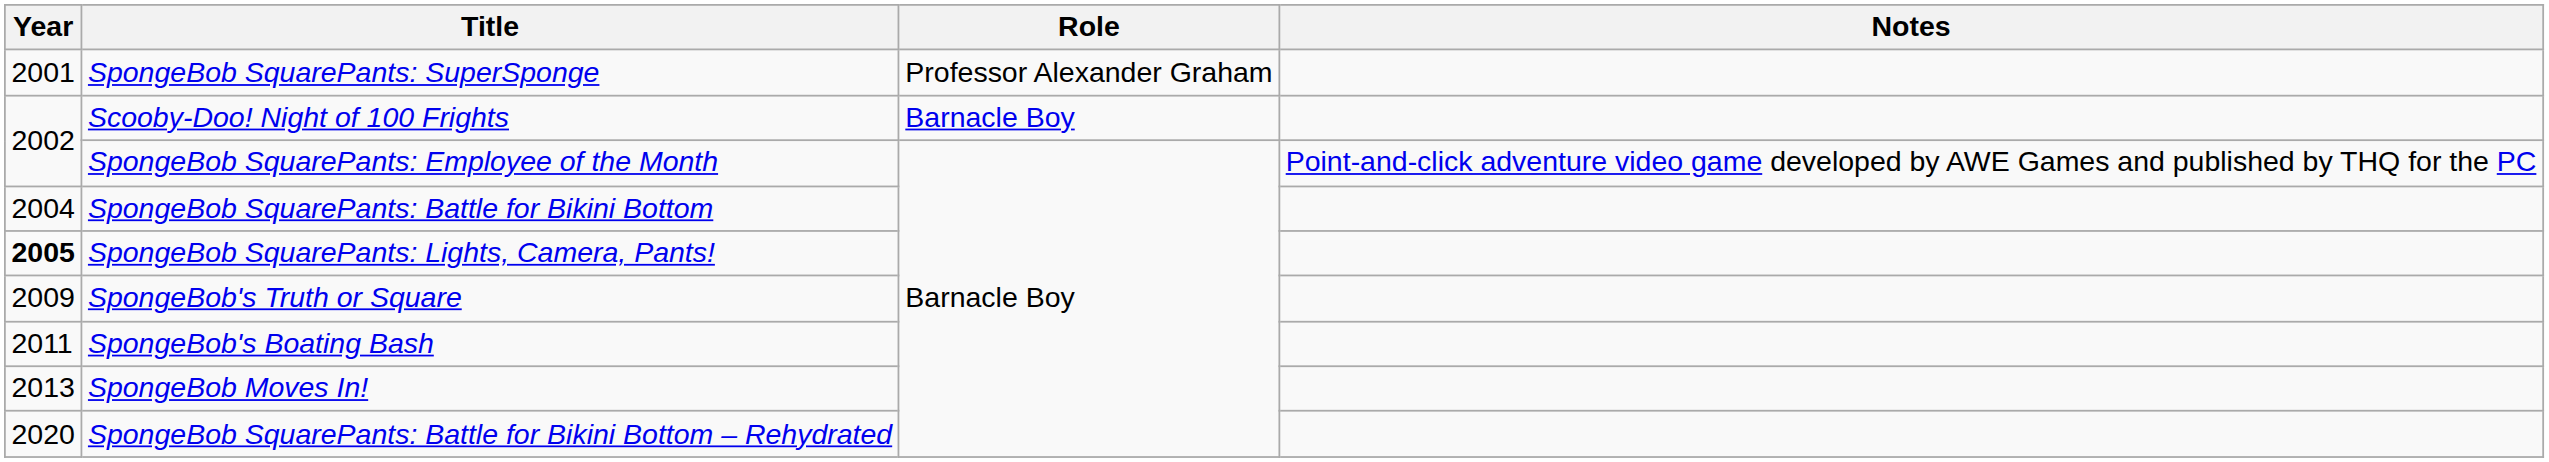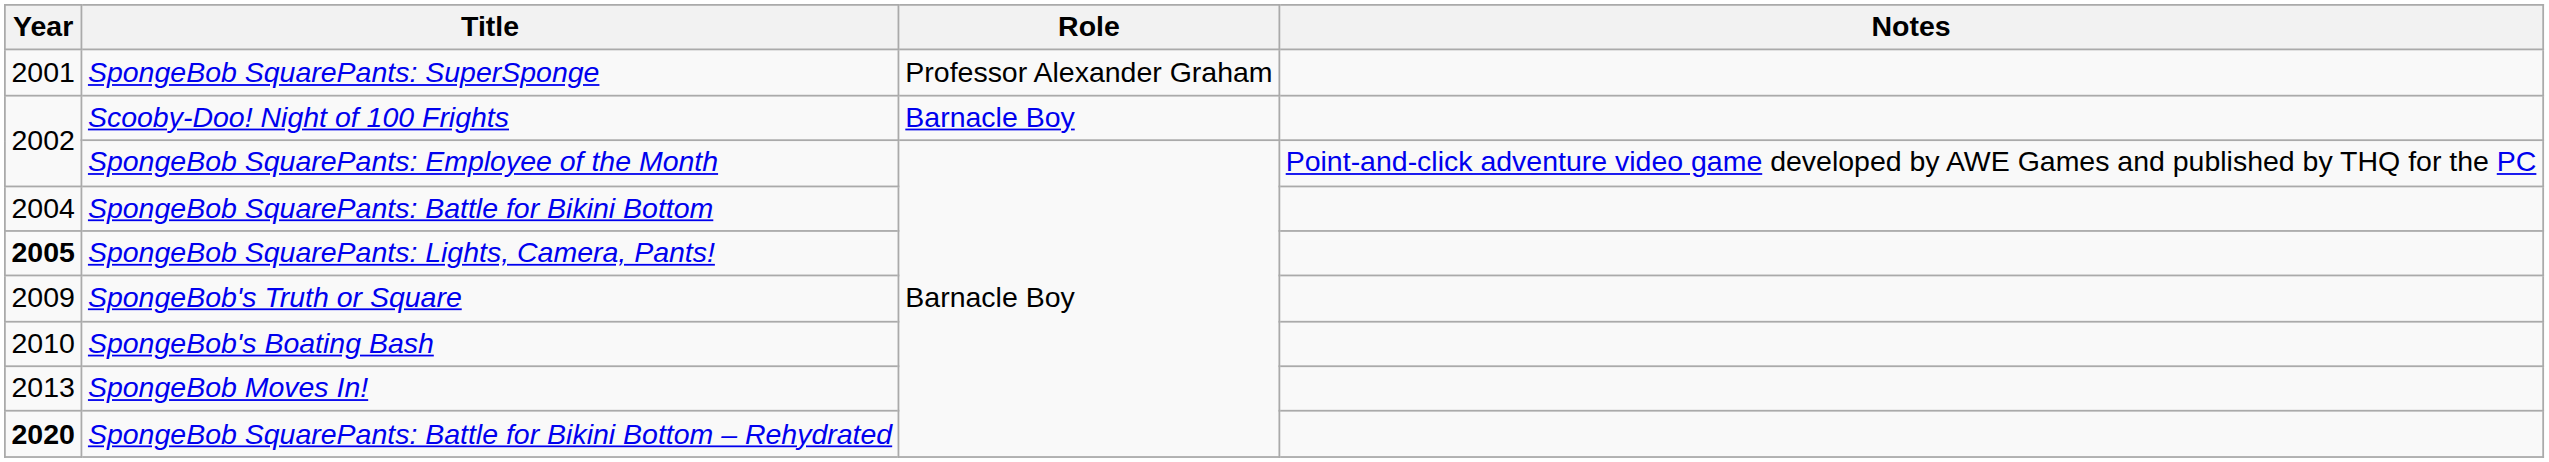(42, 343) 2011 -> (43, 343) 2010
(43, 433) normal -> (43, 433) bold
